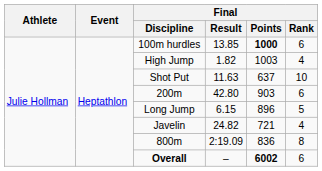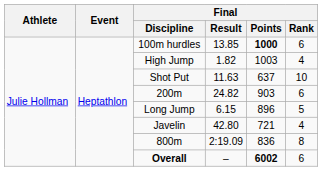(226, 94) 42.80 -> (226, 94) 24.82
(226, 126) 24.82 -> (226, 126) 42.80
